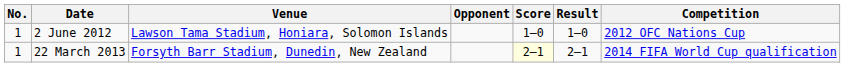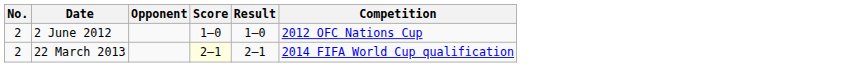- column: (290, 14)
(18, 33) 1 -> (18, 33) 2
(18, 52) 1 -> (18, 52) 2
